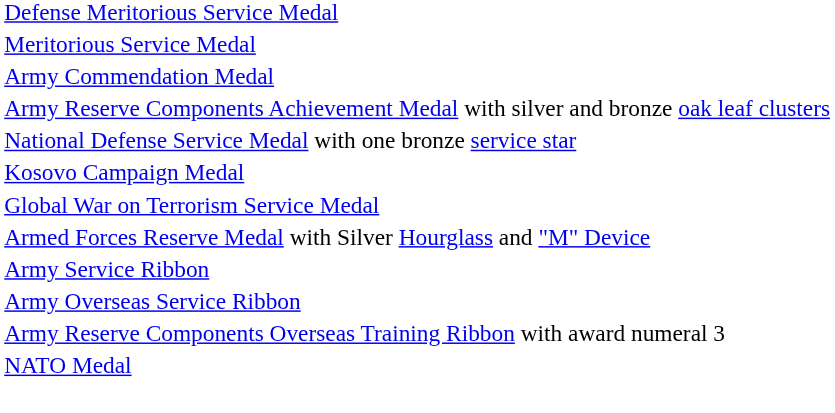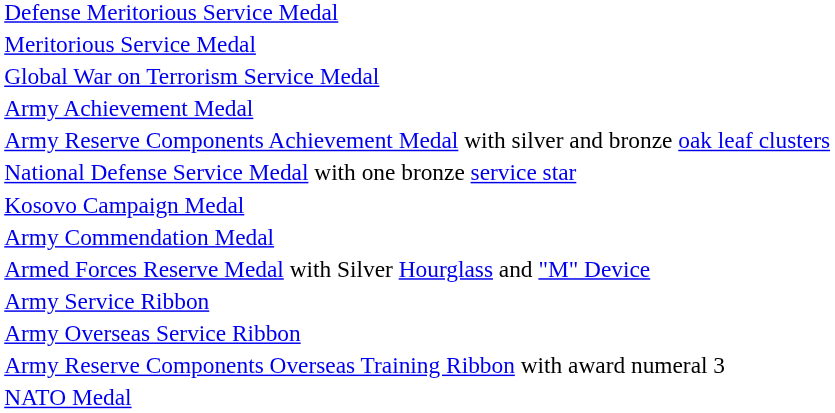rows swapped: (139, 76) <-> (192, 205)
+ row: (129, 108)
